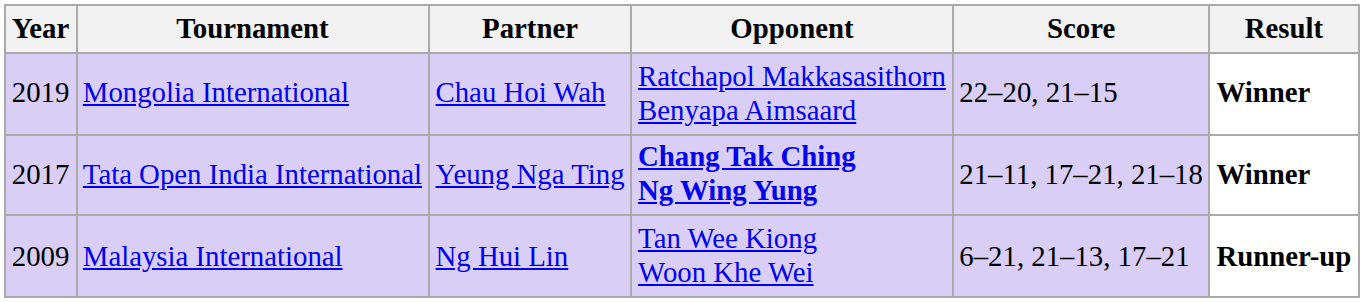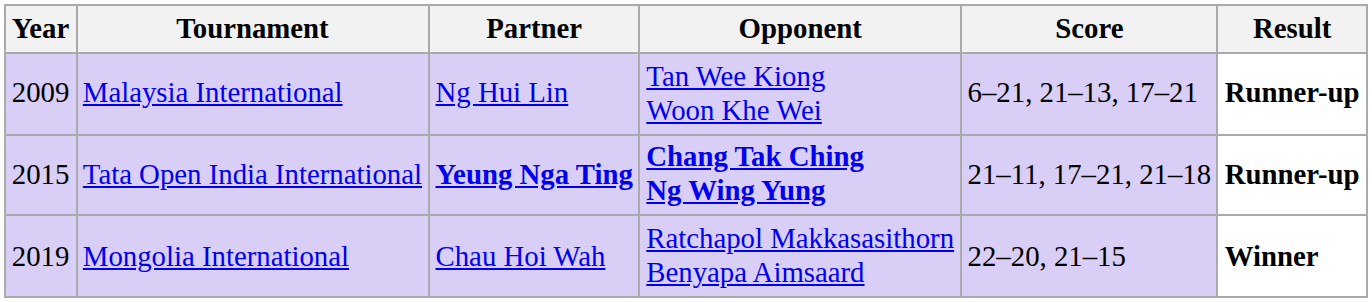rows swapped: (216, 93) <-> (213, 256)
(41, 174) 2017 -> (41, 174) 2015
(530, 174) normal -> (534, 174) bold
(1263, 174) Winner -> (1292, 174) Runner-up
